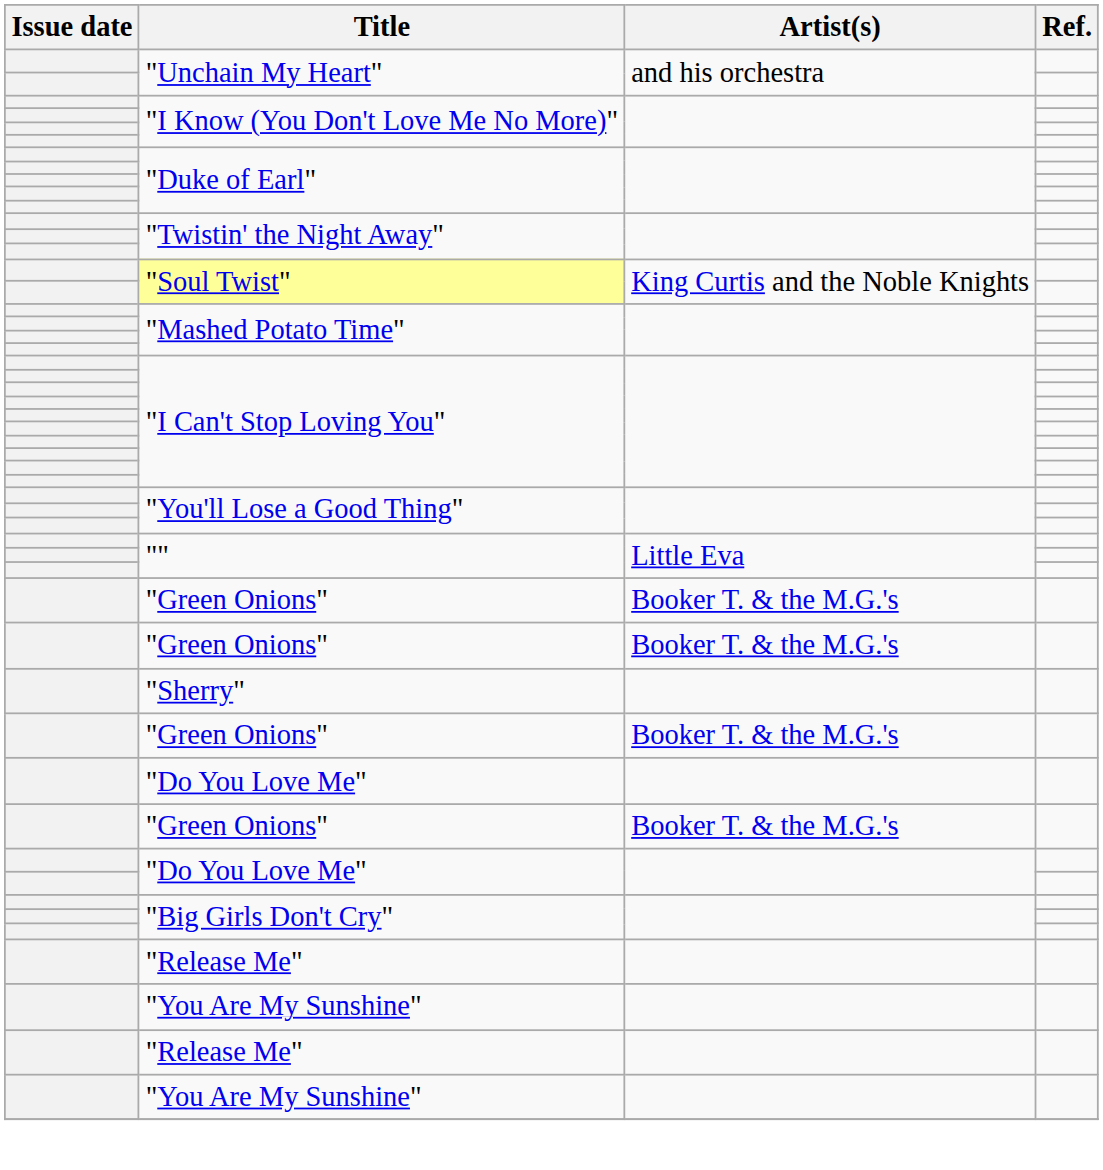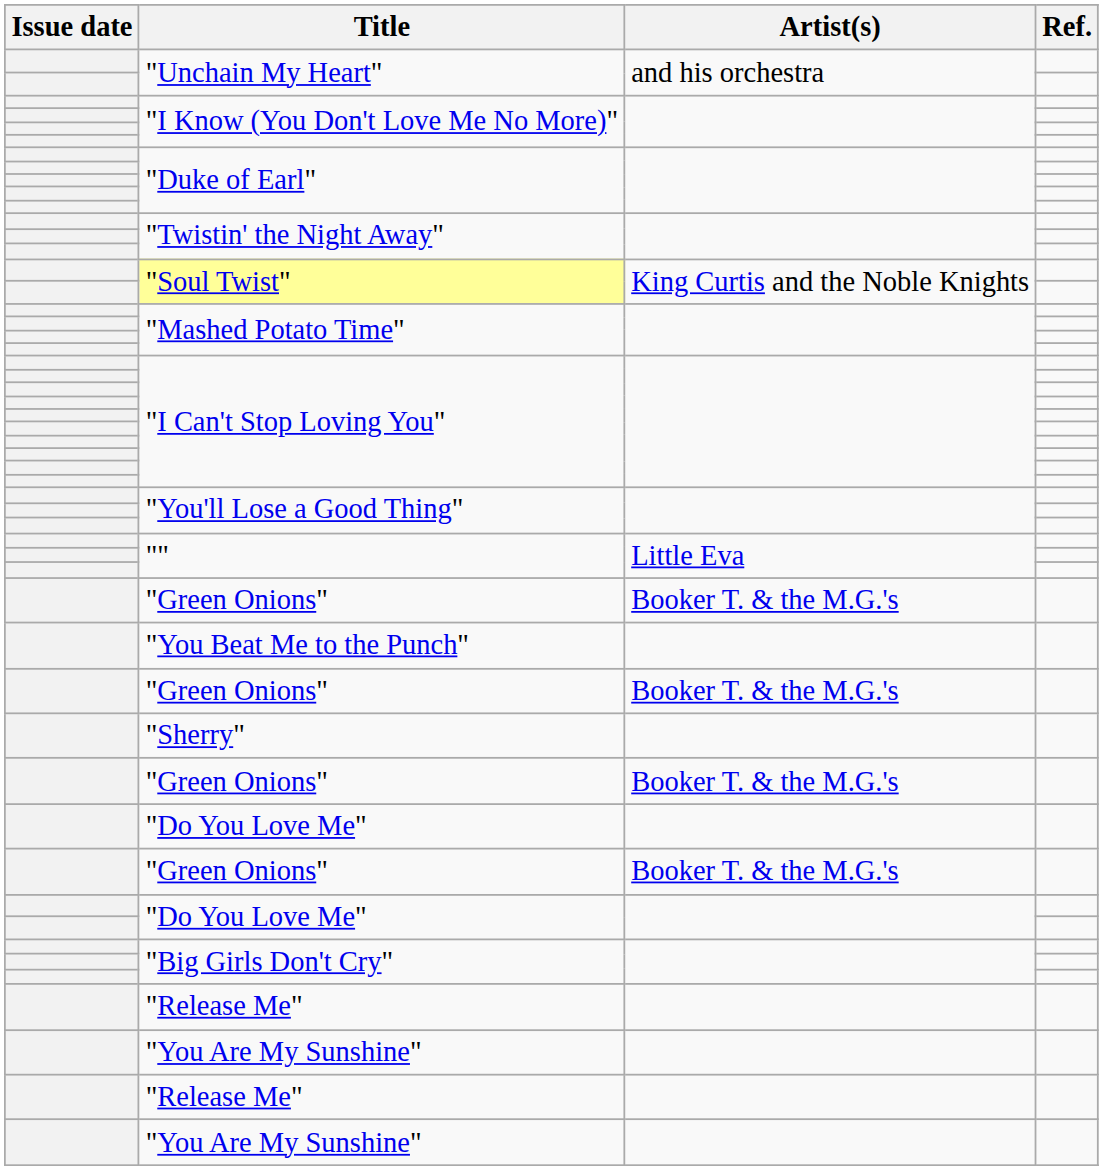+ row: (307, 645)
